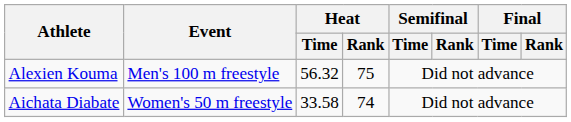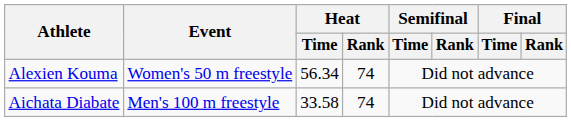(203, 74) Men's 100 m freestyle -> (210, 74) Women's 50 m freestyle
(320, 74) 56.32 -> (320, 74) 56.34
(366, 74) 75 -> (366, 74) 74
(210, 102) Women's 50 m freestyle -> (203, 102) Men's 100 m freestyle
